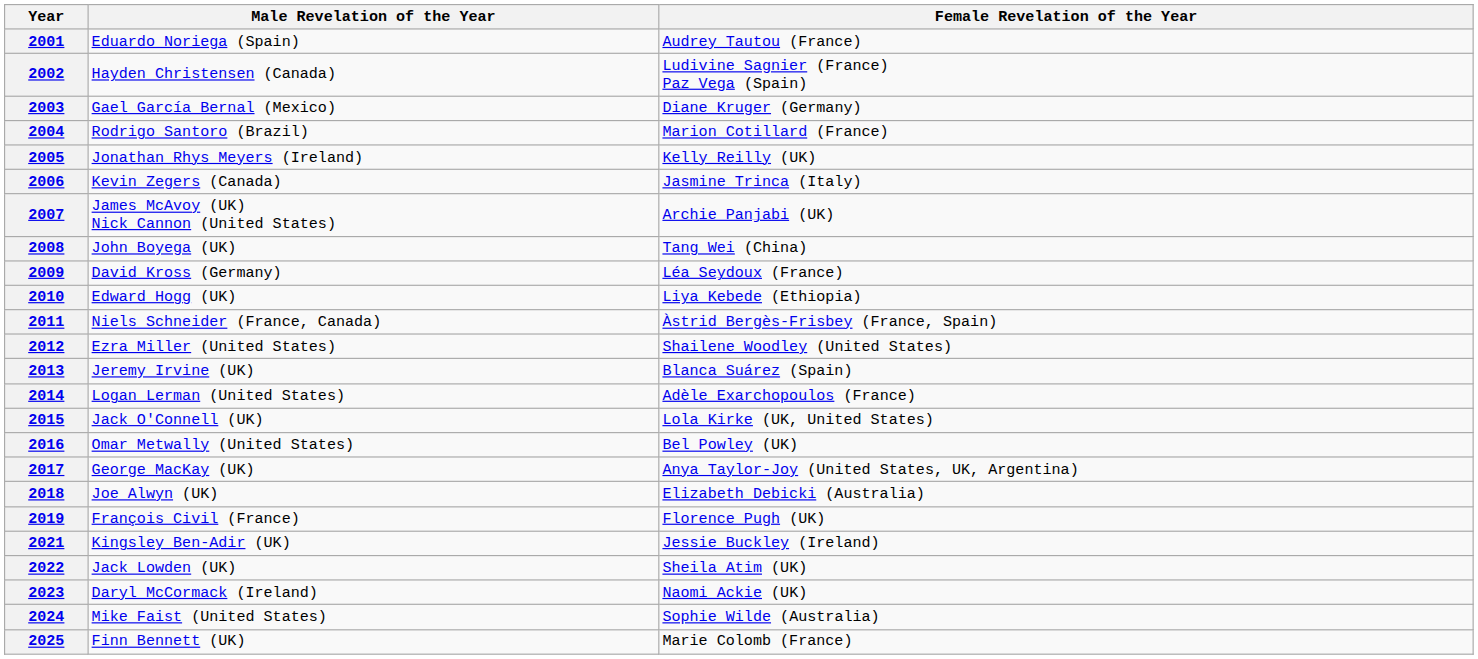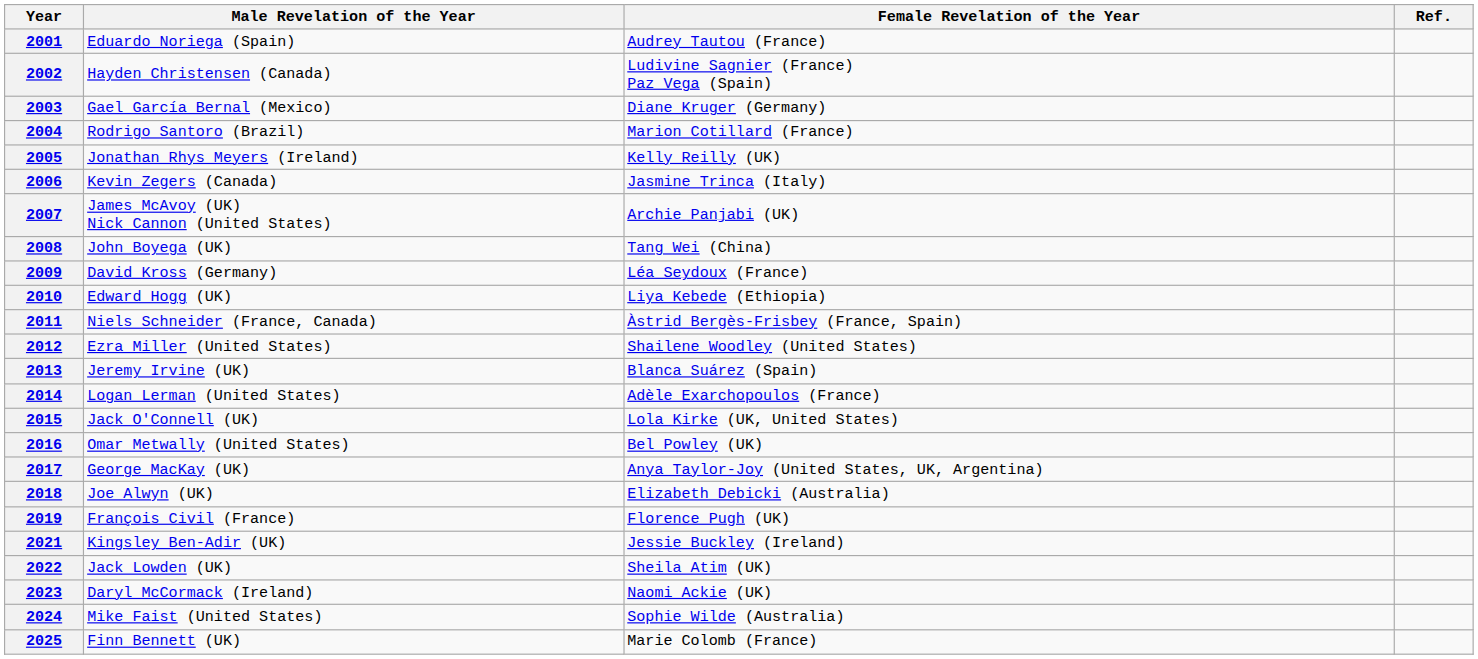+ column: (1434, 17)
